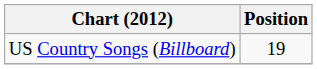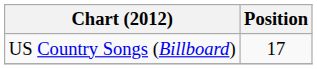(276, 48) 19 -> (276, 48) 17
